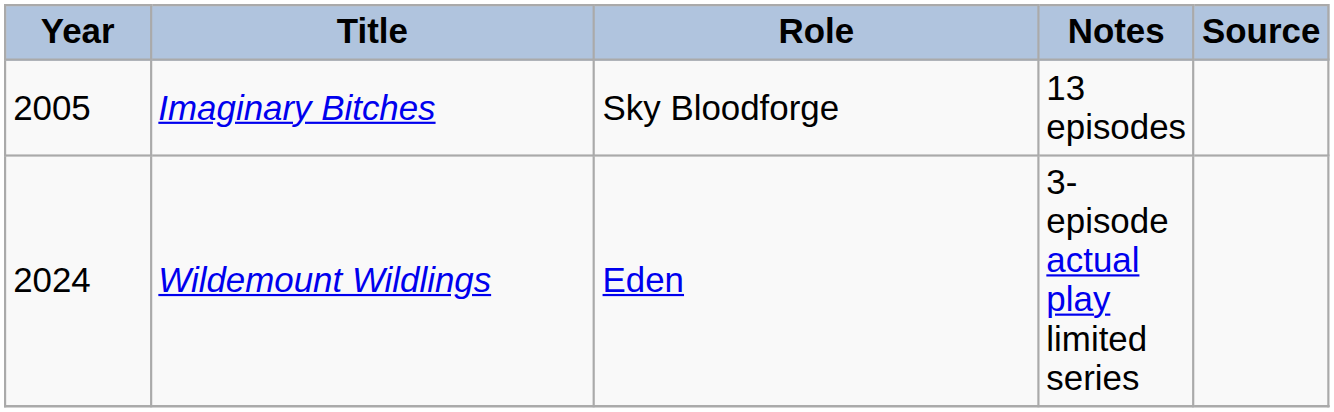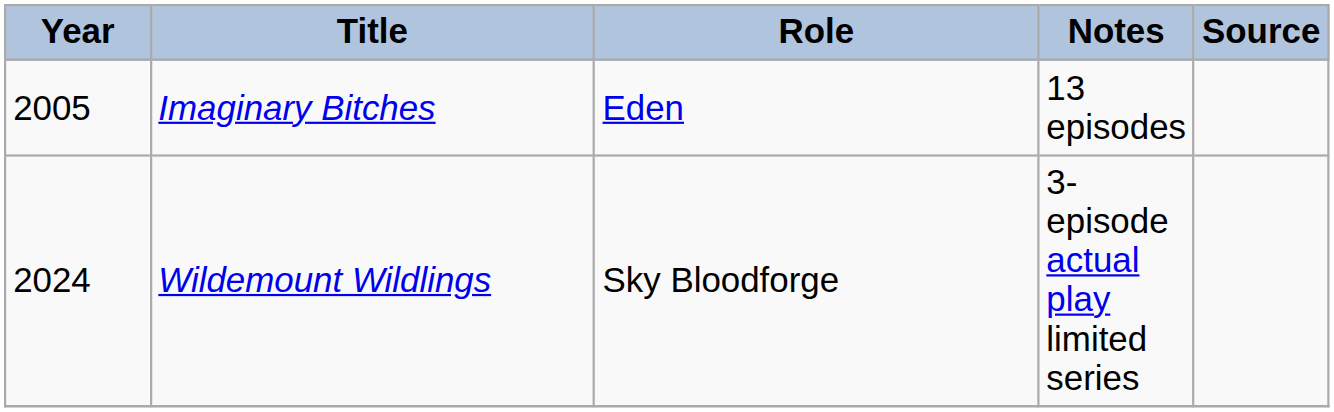(721, 107) Sky Bloodforge -> (643, 107) Eden
(643, 280) Eden -> (721, 280) Sky Bloodforge
